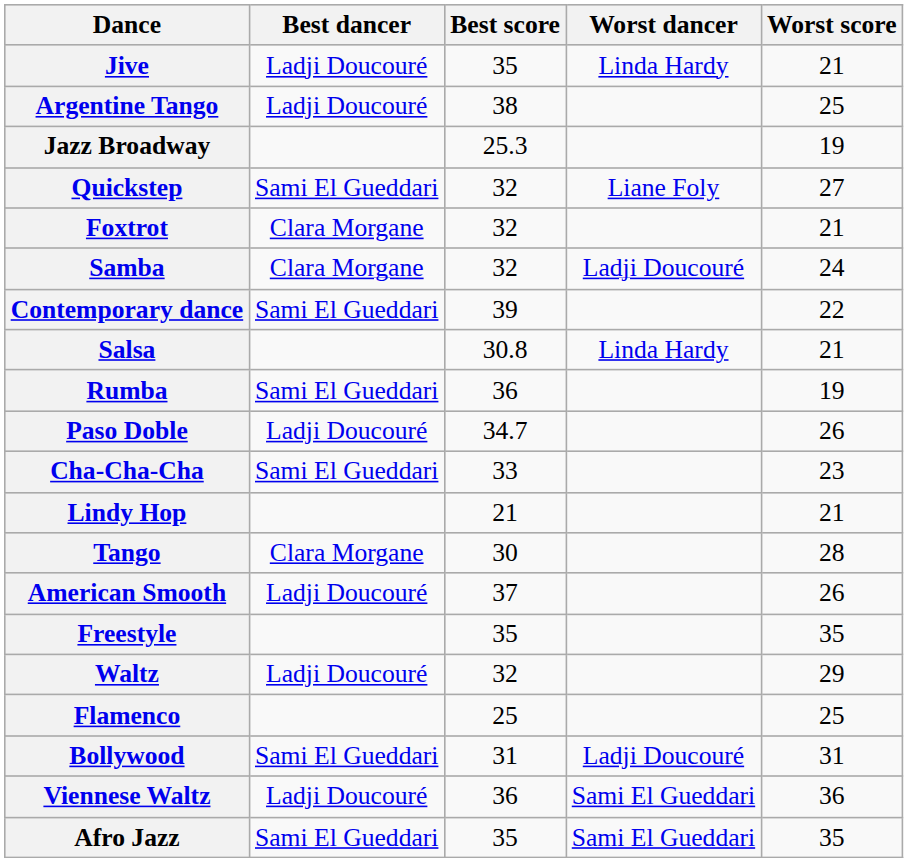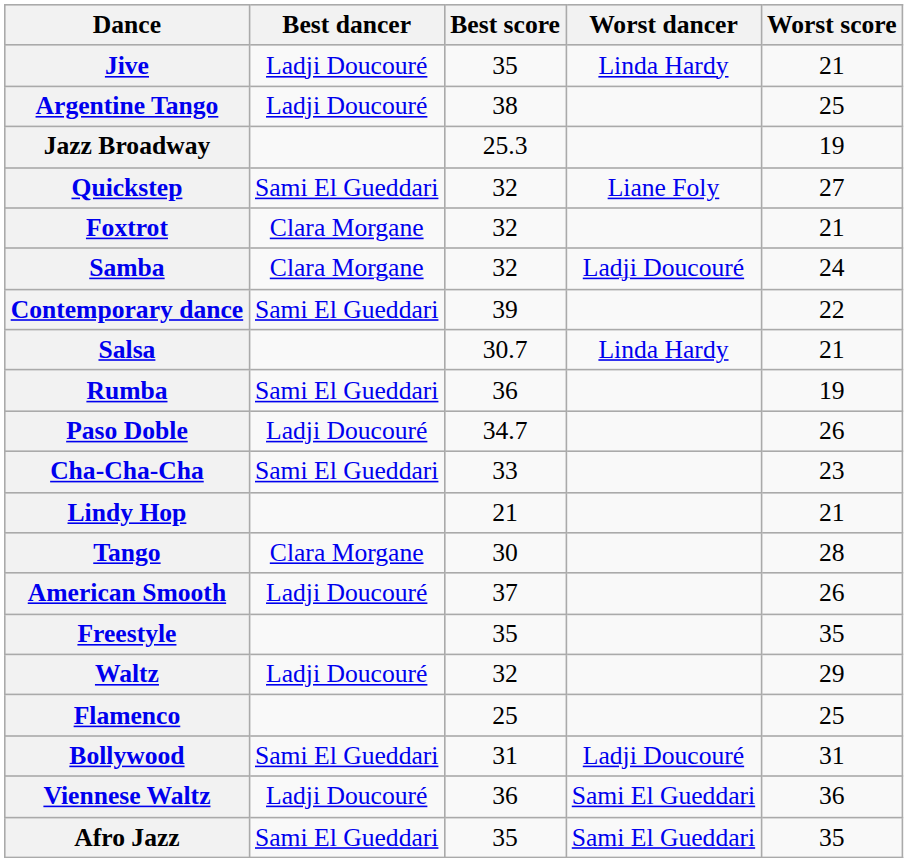(505, 349) 30.8 -> (505, 349) 30.7
